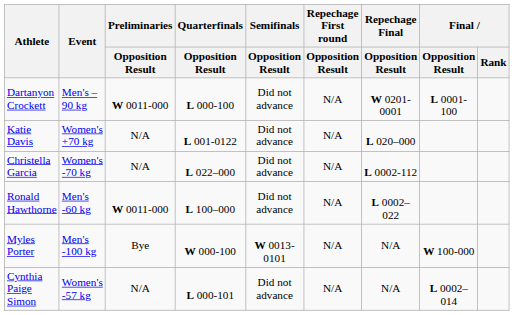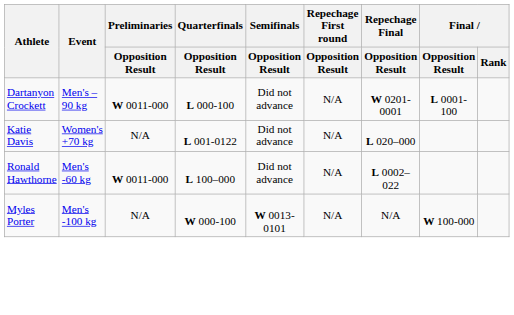- row: (29, 166)
(140, 245) Bye -> (140, 215) N/A
- row: (25, 288)
